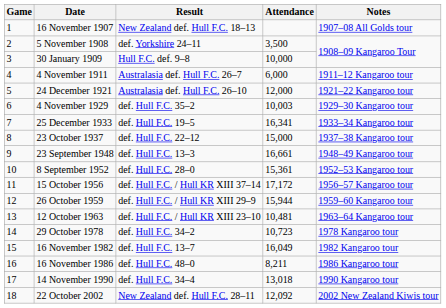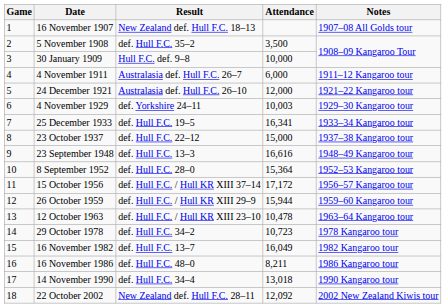(160, 43) def. Yorkshire 24–11 -> (156, 43) def. Hull F.C. 35–2
(156, 106) def. Hull F.C. 35–2 -> (160, 106) def. Yorkshire 24–11
(279, 153) 16,661 -> (279, 153) 16,616
(279, 169) 15,361 -> (279, 169) 15,364
(279, 216) 10,481 -> (279, 216) 10,478
